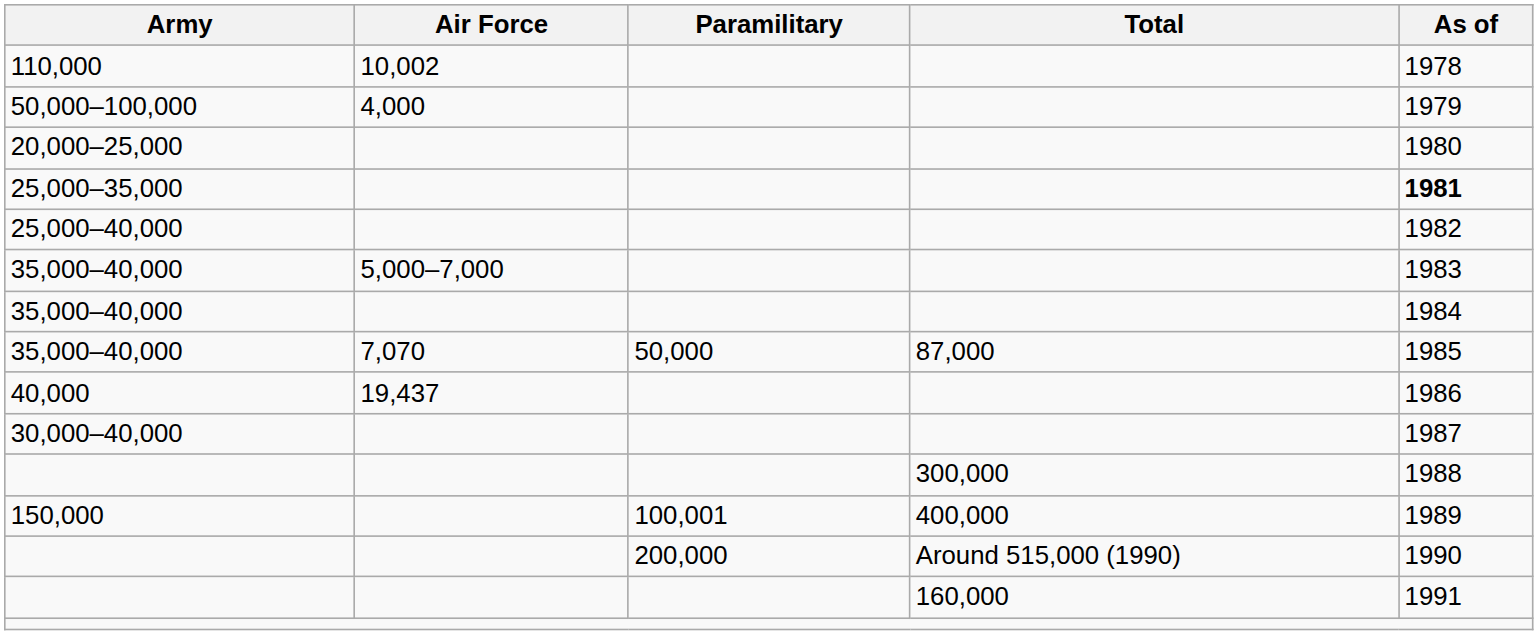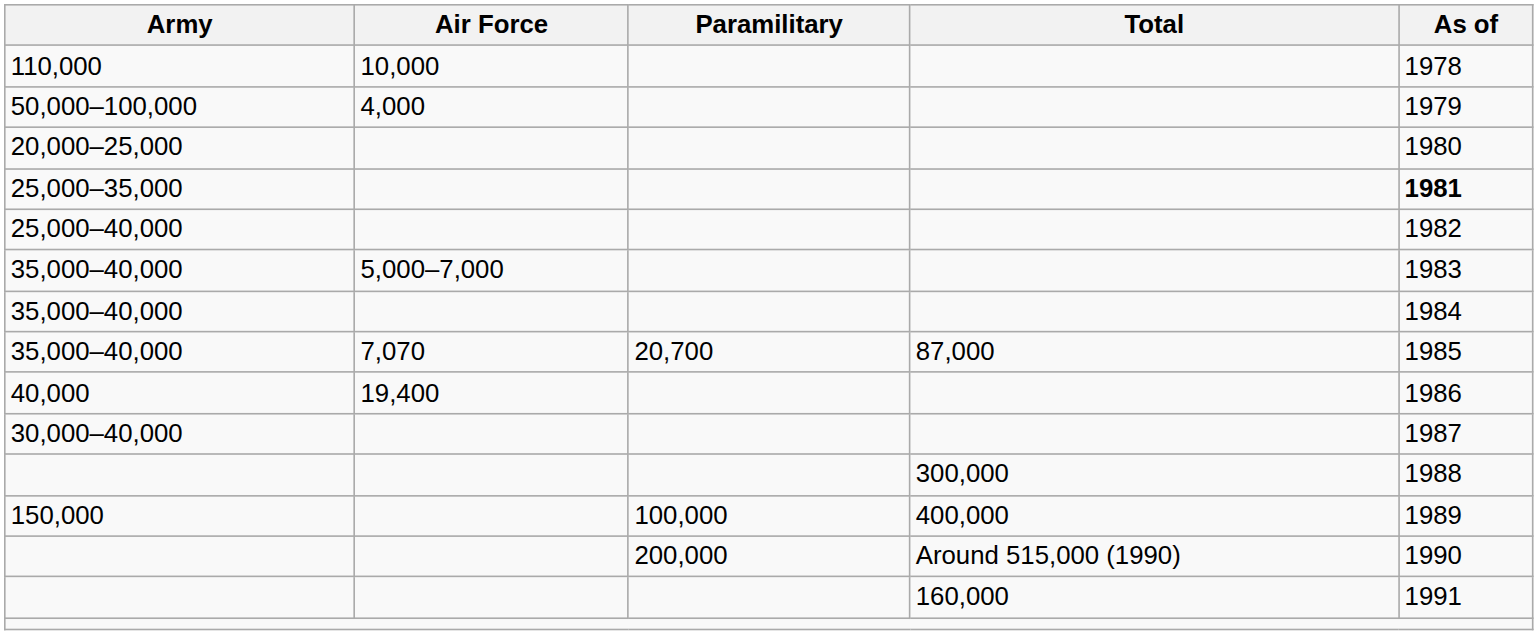(400, 65) 10,002 -> (400, 65) 10,000
(674, 351) 50,000 -> (674, 351) 20,700
(400, 392) 19,437 -> (400, 392) 19,400
(681, 515) 100,001 -> (681, 515) 100,000
